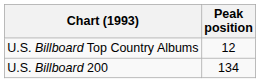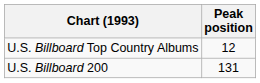(229, 68) 134 -> (229, 68) 131
